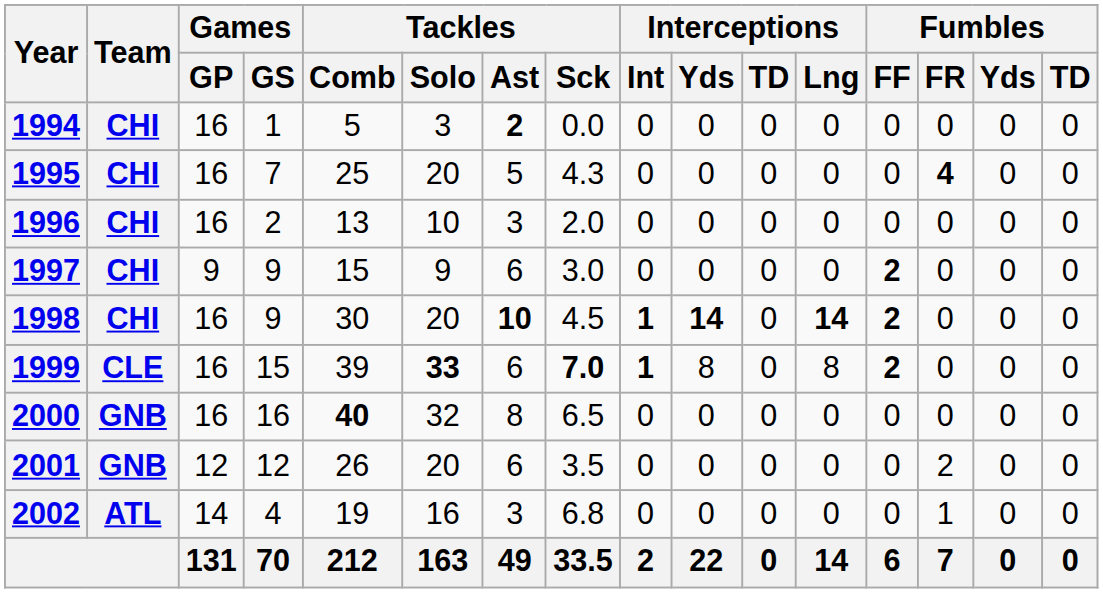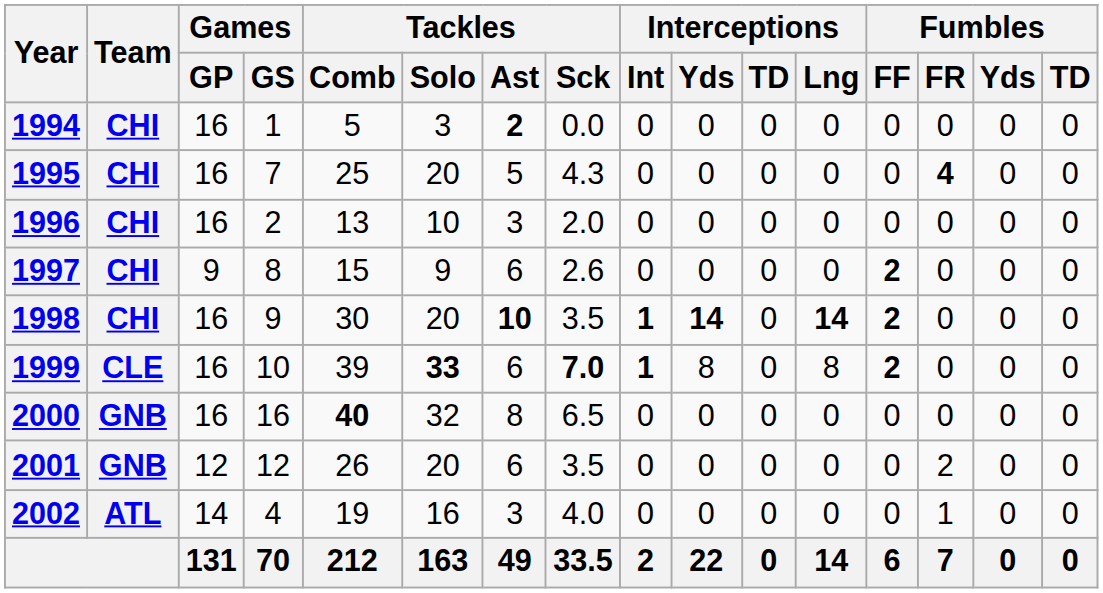(273, 271) 9 -> (273, 271) 8
(583, 271) 3.0 -> (583, 271) 2.6
(583, 319) 4.5 -> (583, 319) 3.5
(273, 367) 15 -> (273, 367) 10
(583, 513) 6.8 -> (583, 513) 4.0
